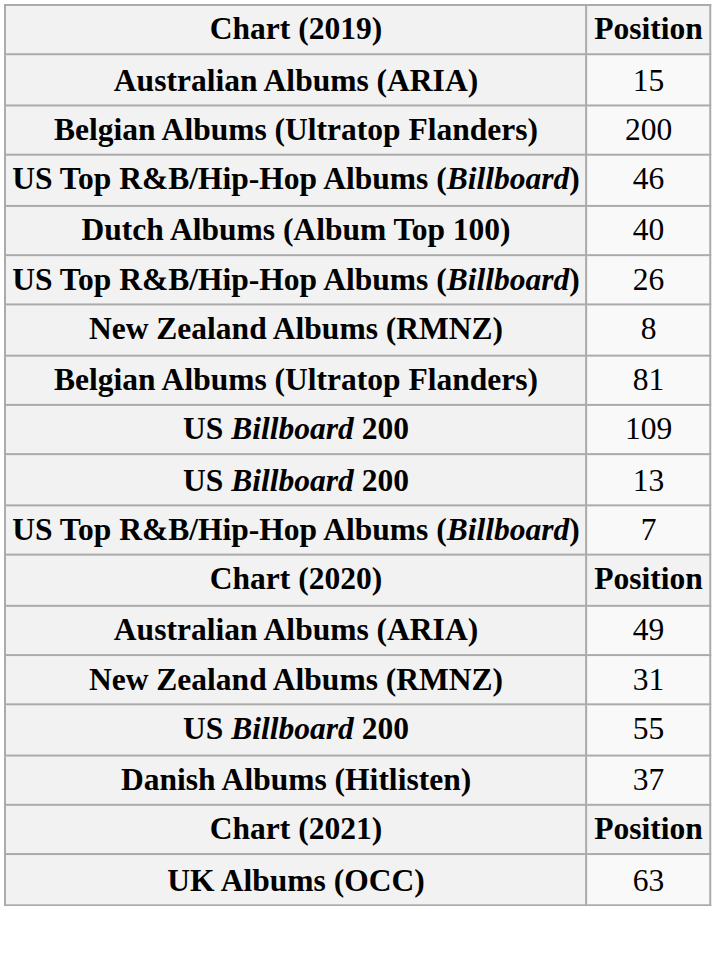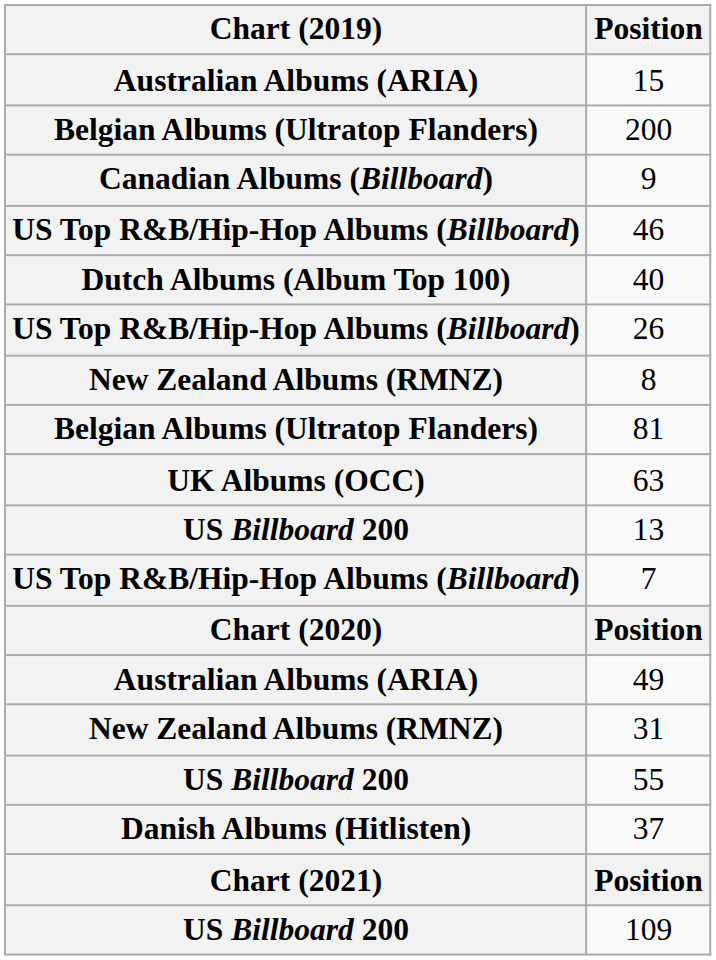+ row: (649, 179)
rows swapped: (649, 879) <-> (649, 429)
